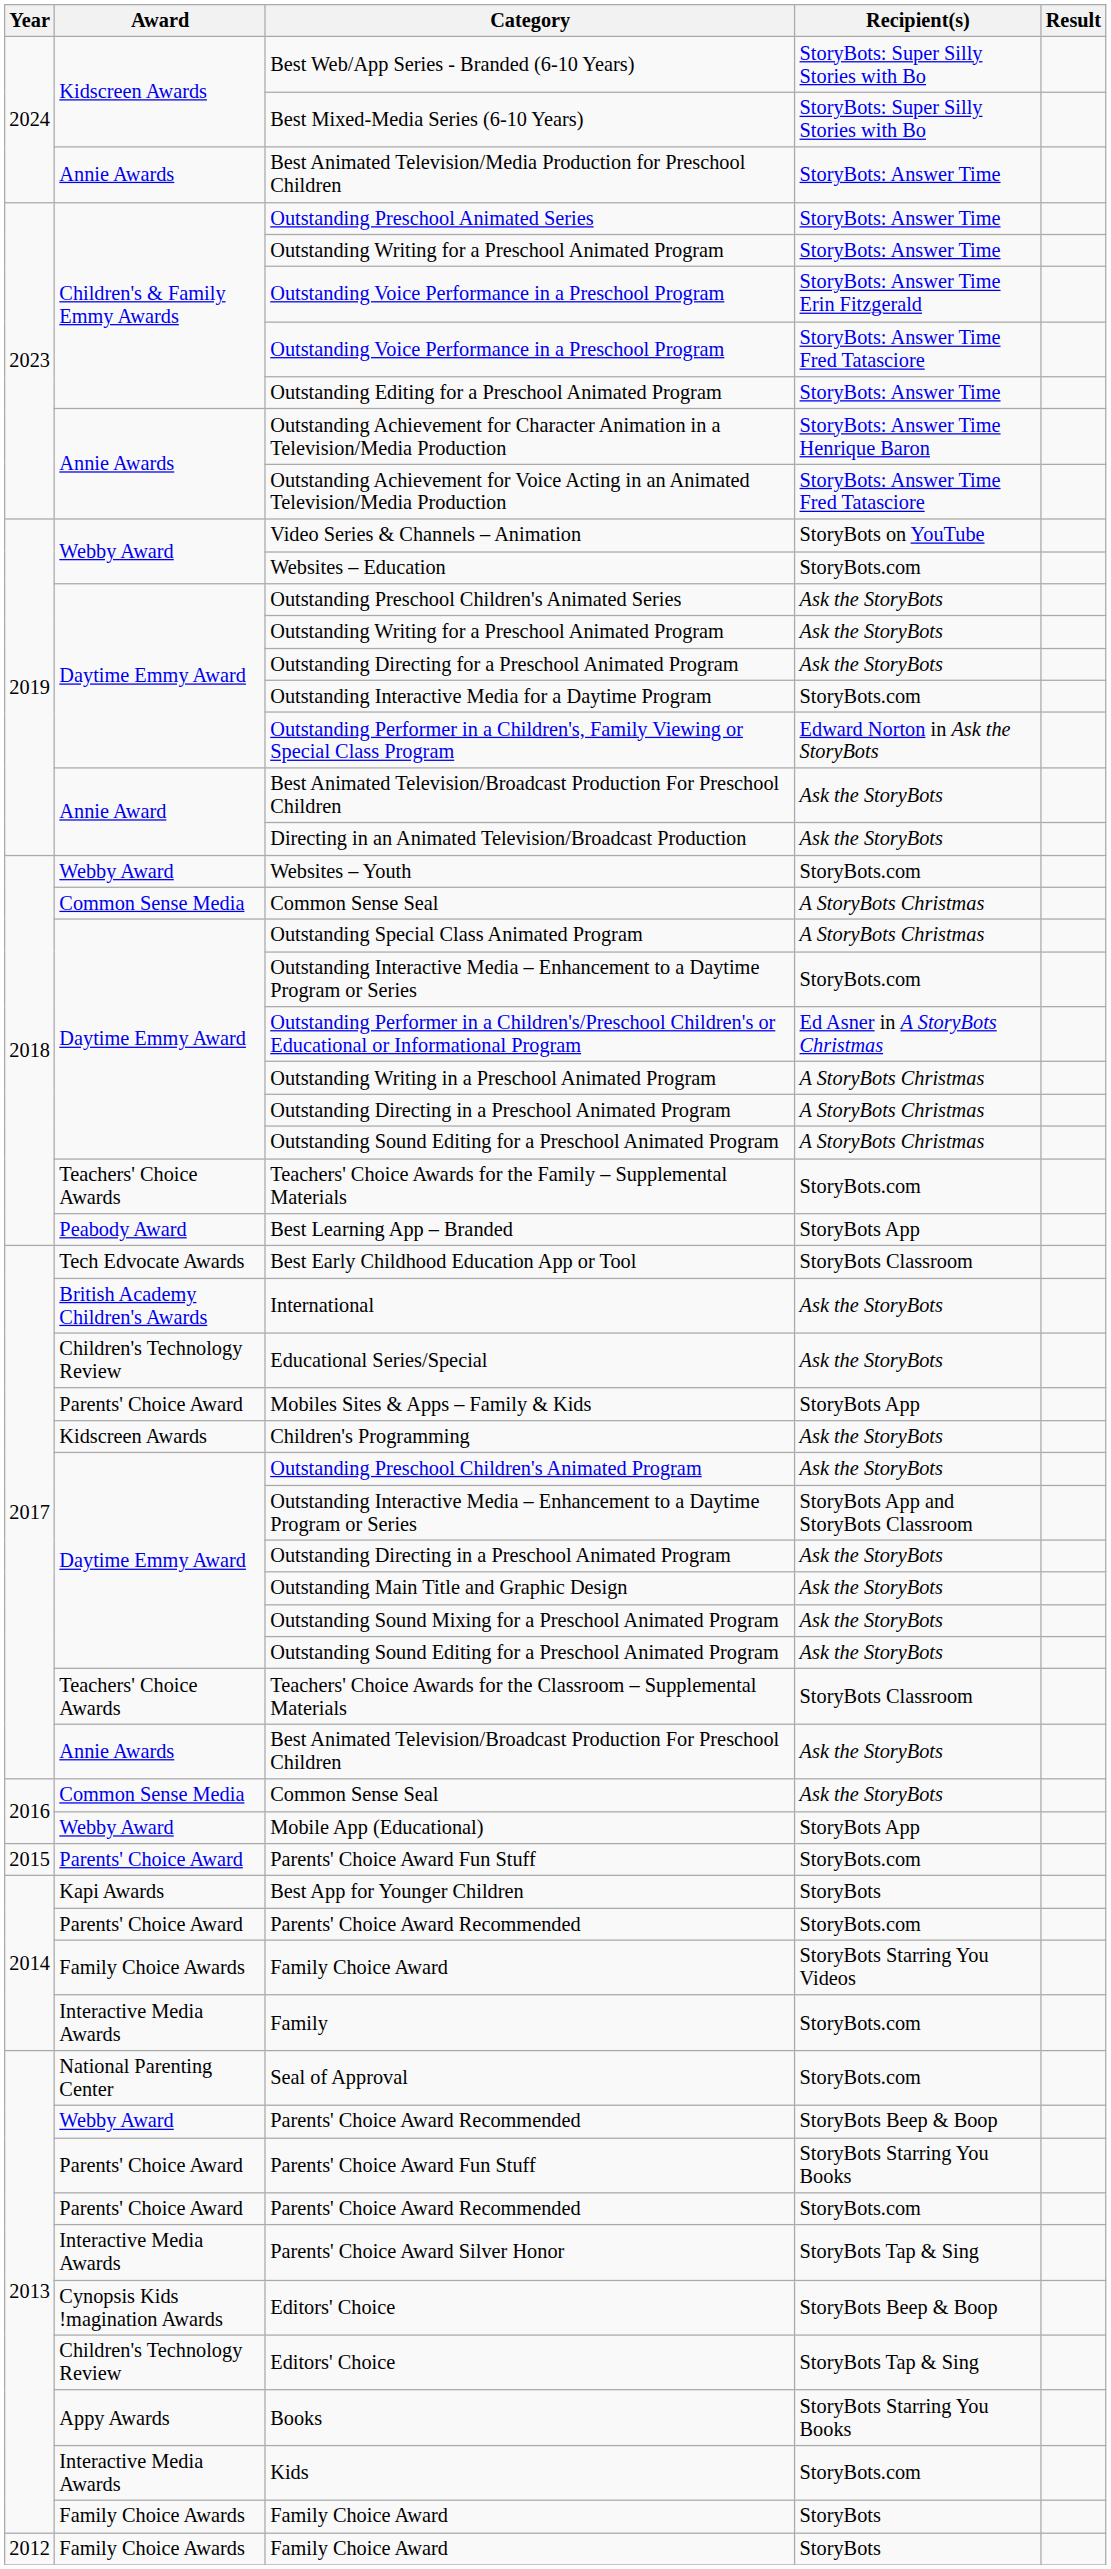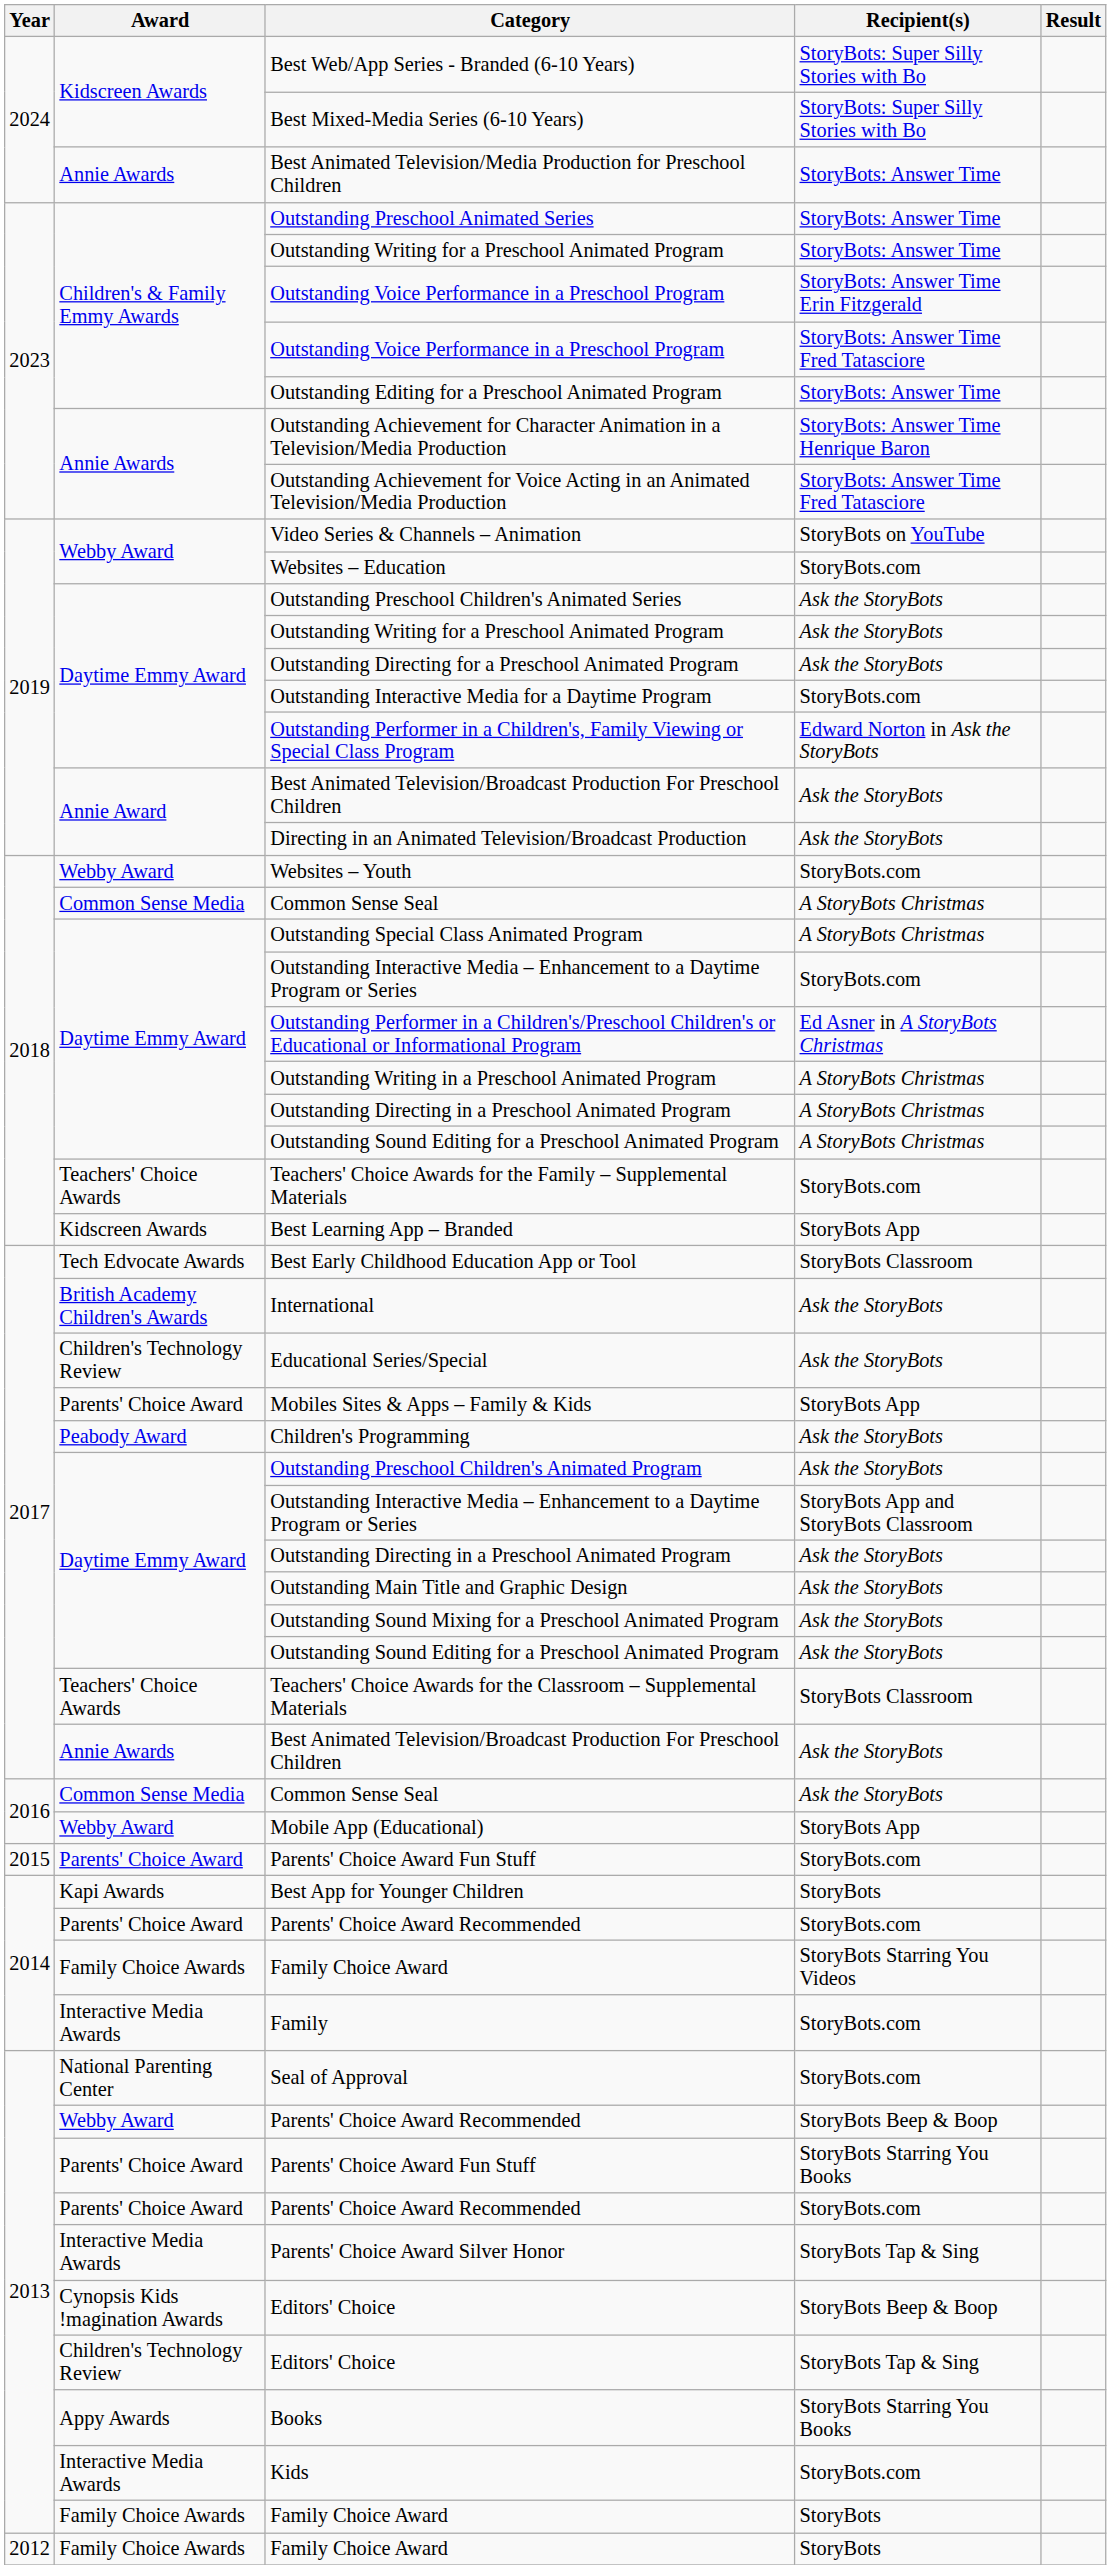(123, 1229) Peabody Award -> (133, 1229) Kidscreen Awards
(133, 1436) Kidscreen Awards -> (123, 1436) Peabody Award
